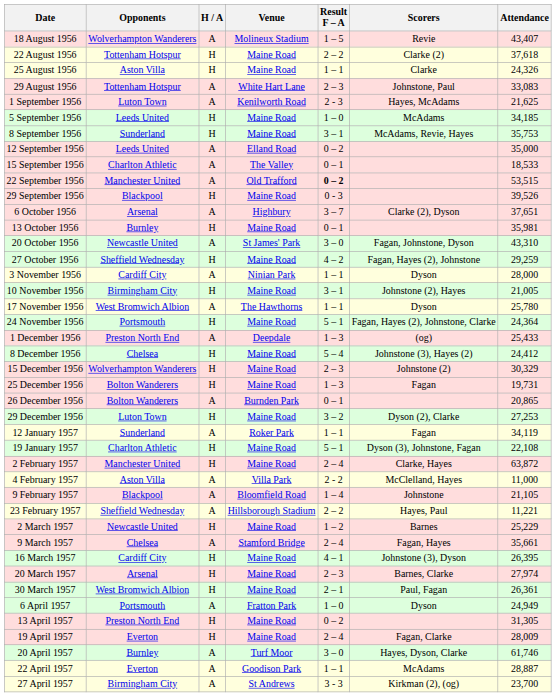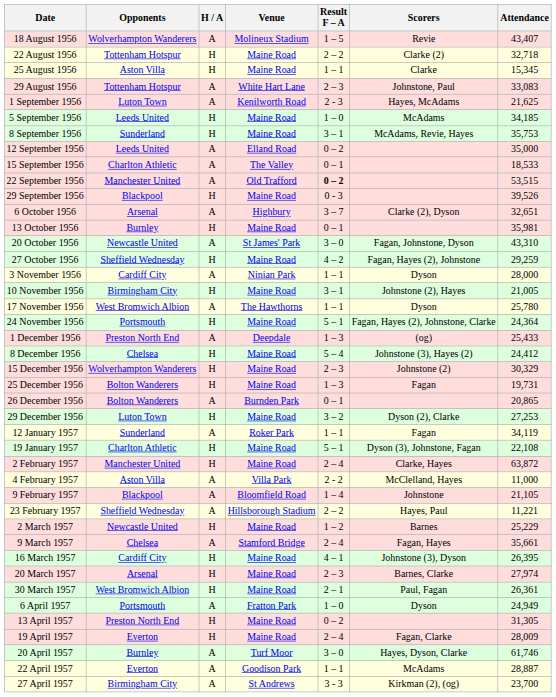(525, 54) 37,618 -> (525, 54) 32,718
(525, 70) 24,326 -> (525, 70) 15,345
(525, 212) 37,651 -> (525, 212) 32,651
